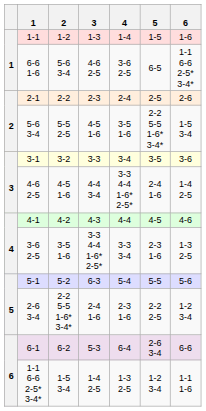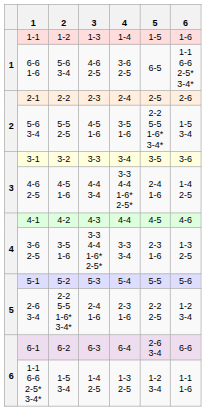(94, 281) 6-3 -> (94, 281) 5-3
(94, 347) 5-3 -> (94, 347) 6-3
